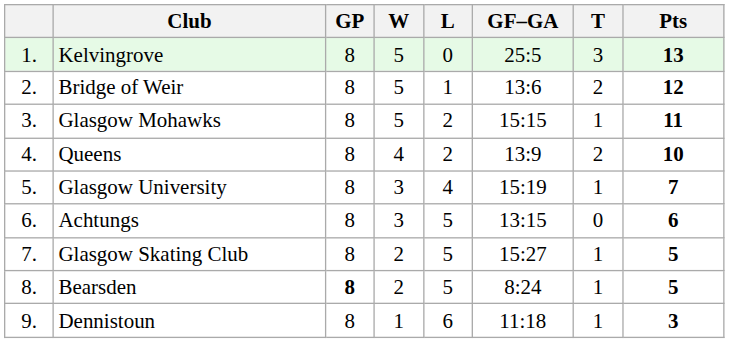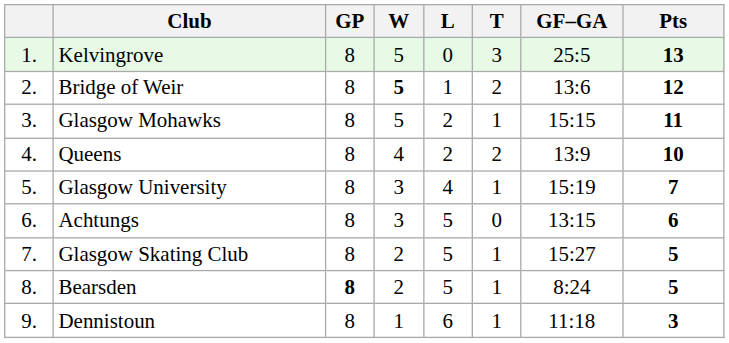columns swapped: (598, 21) <-> (523, 21)
(399, 87) normal -> (399, 87) bold
